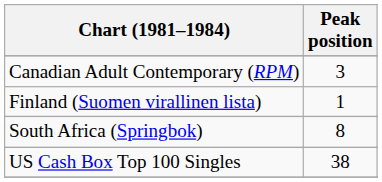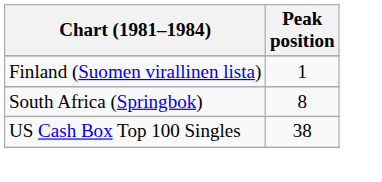- row: (154, 71)
